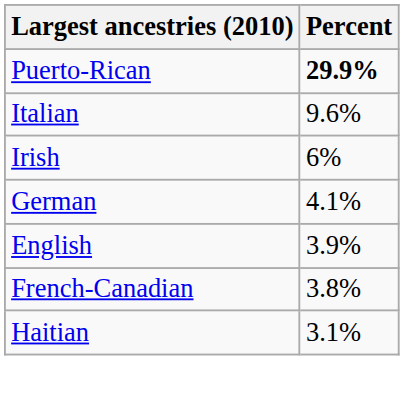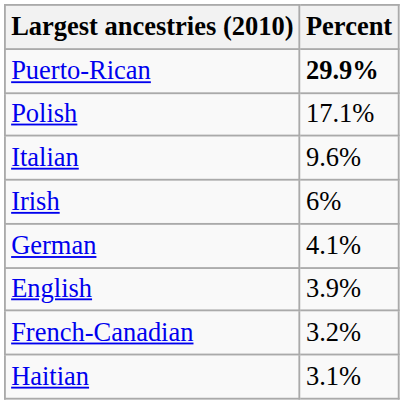+ row: (44, 114)
(334, 288) 3.8% -> (334, 332) 3.2%
